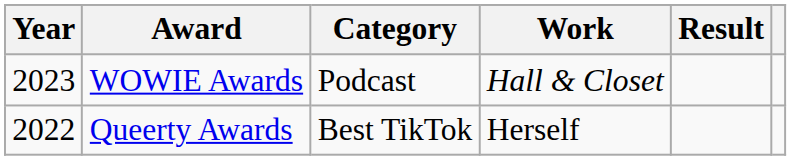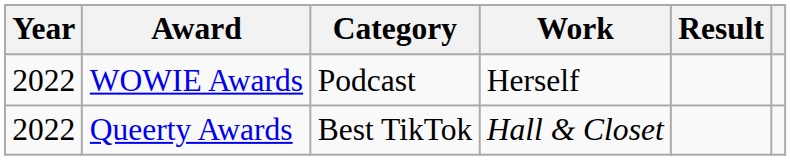(44, 79) 2023 -> (44, 79) 2022
(575, 79) Hall & Closet -> (533, 79) Herself
(533, 129) Herself -> (575, 129) Hall & Closet
